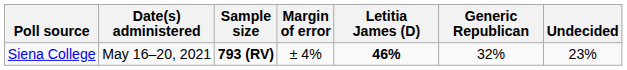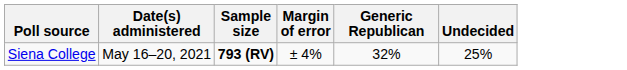- column: (386, 24)
(583, 54) 23% -> (478, 54) 25%
